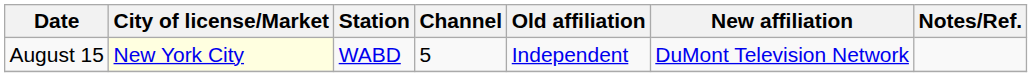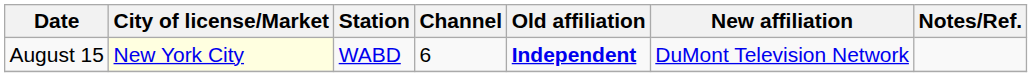(425, 54) 5 -> (425, 54) 6
(570, 54) normal -> (574, 54) bold
